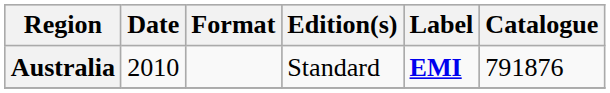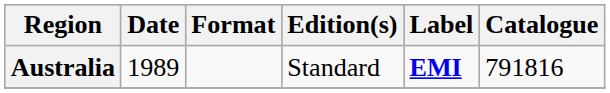(153, 66) 2010 -> (153, 66) 1989
(524, 66) 791876 -> (524, 66) 791816
